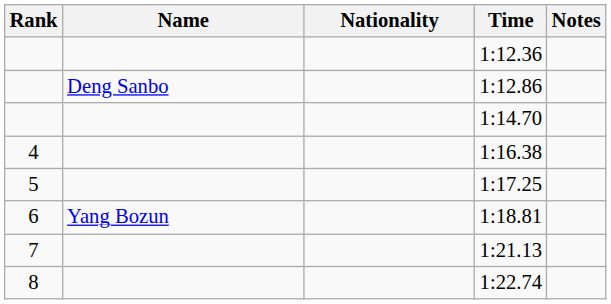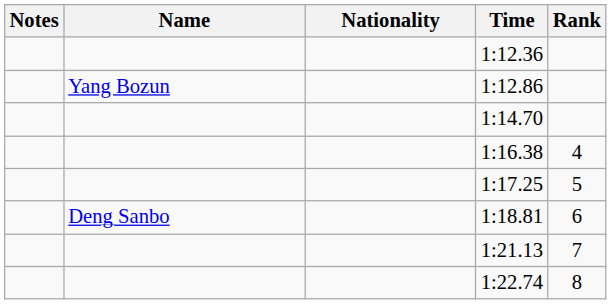columns swapped: (33, 20) <-> (576, 20)
(118, 86) Deng Sanbo -> (119, 86) Yang Bozun
(118, 217) Yang Bozun -> (119, 217) Deng Sanbo
